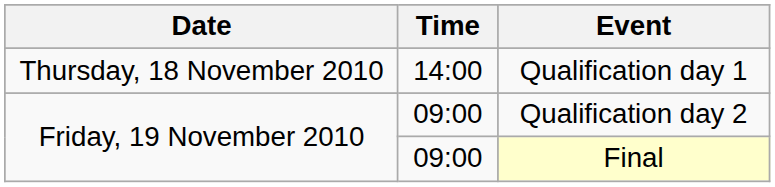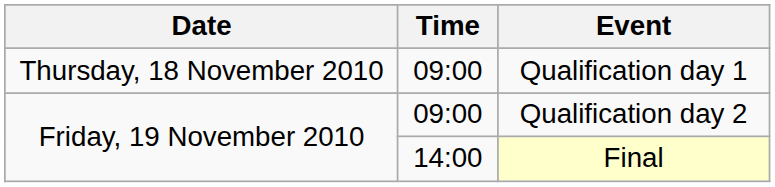(448, 70) 14:00 -> (448, 70) 09:00
(448, 158) 09:00 -> (448, 158) 14:00
